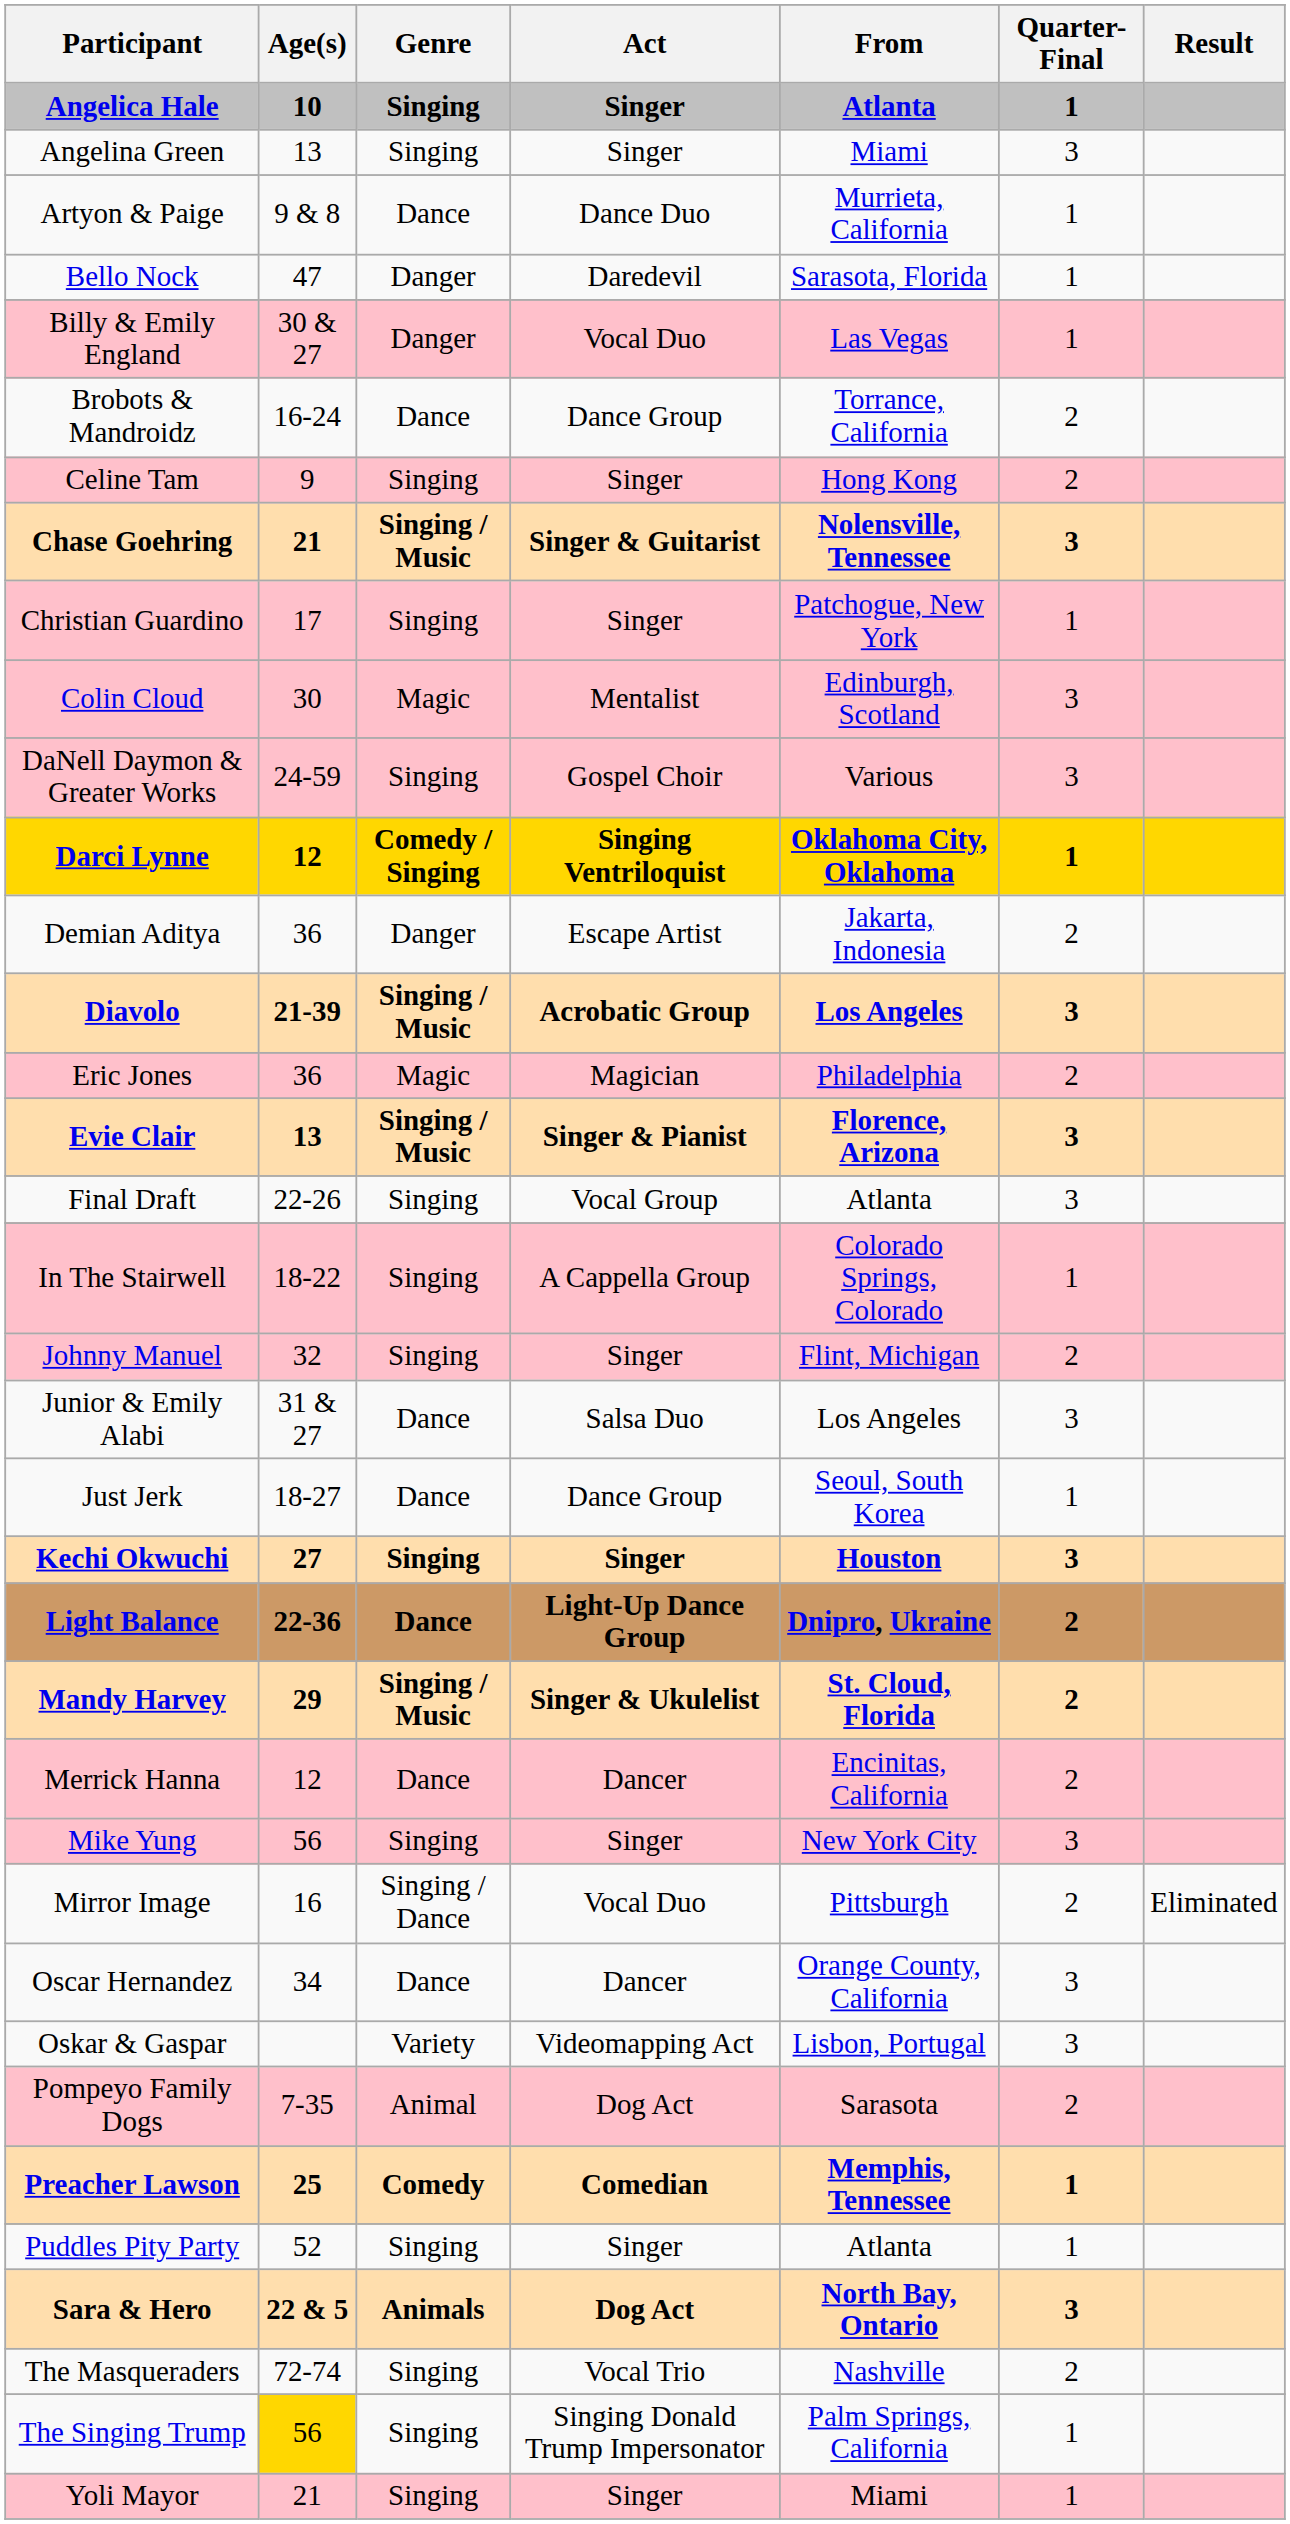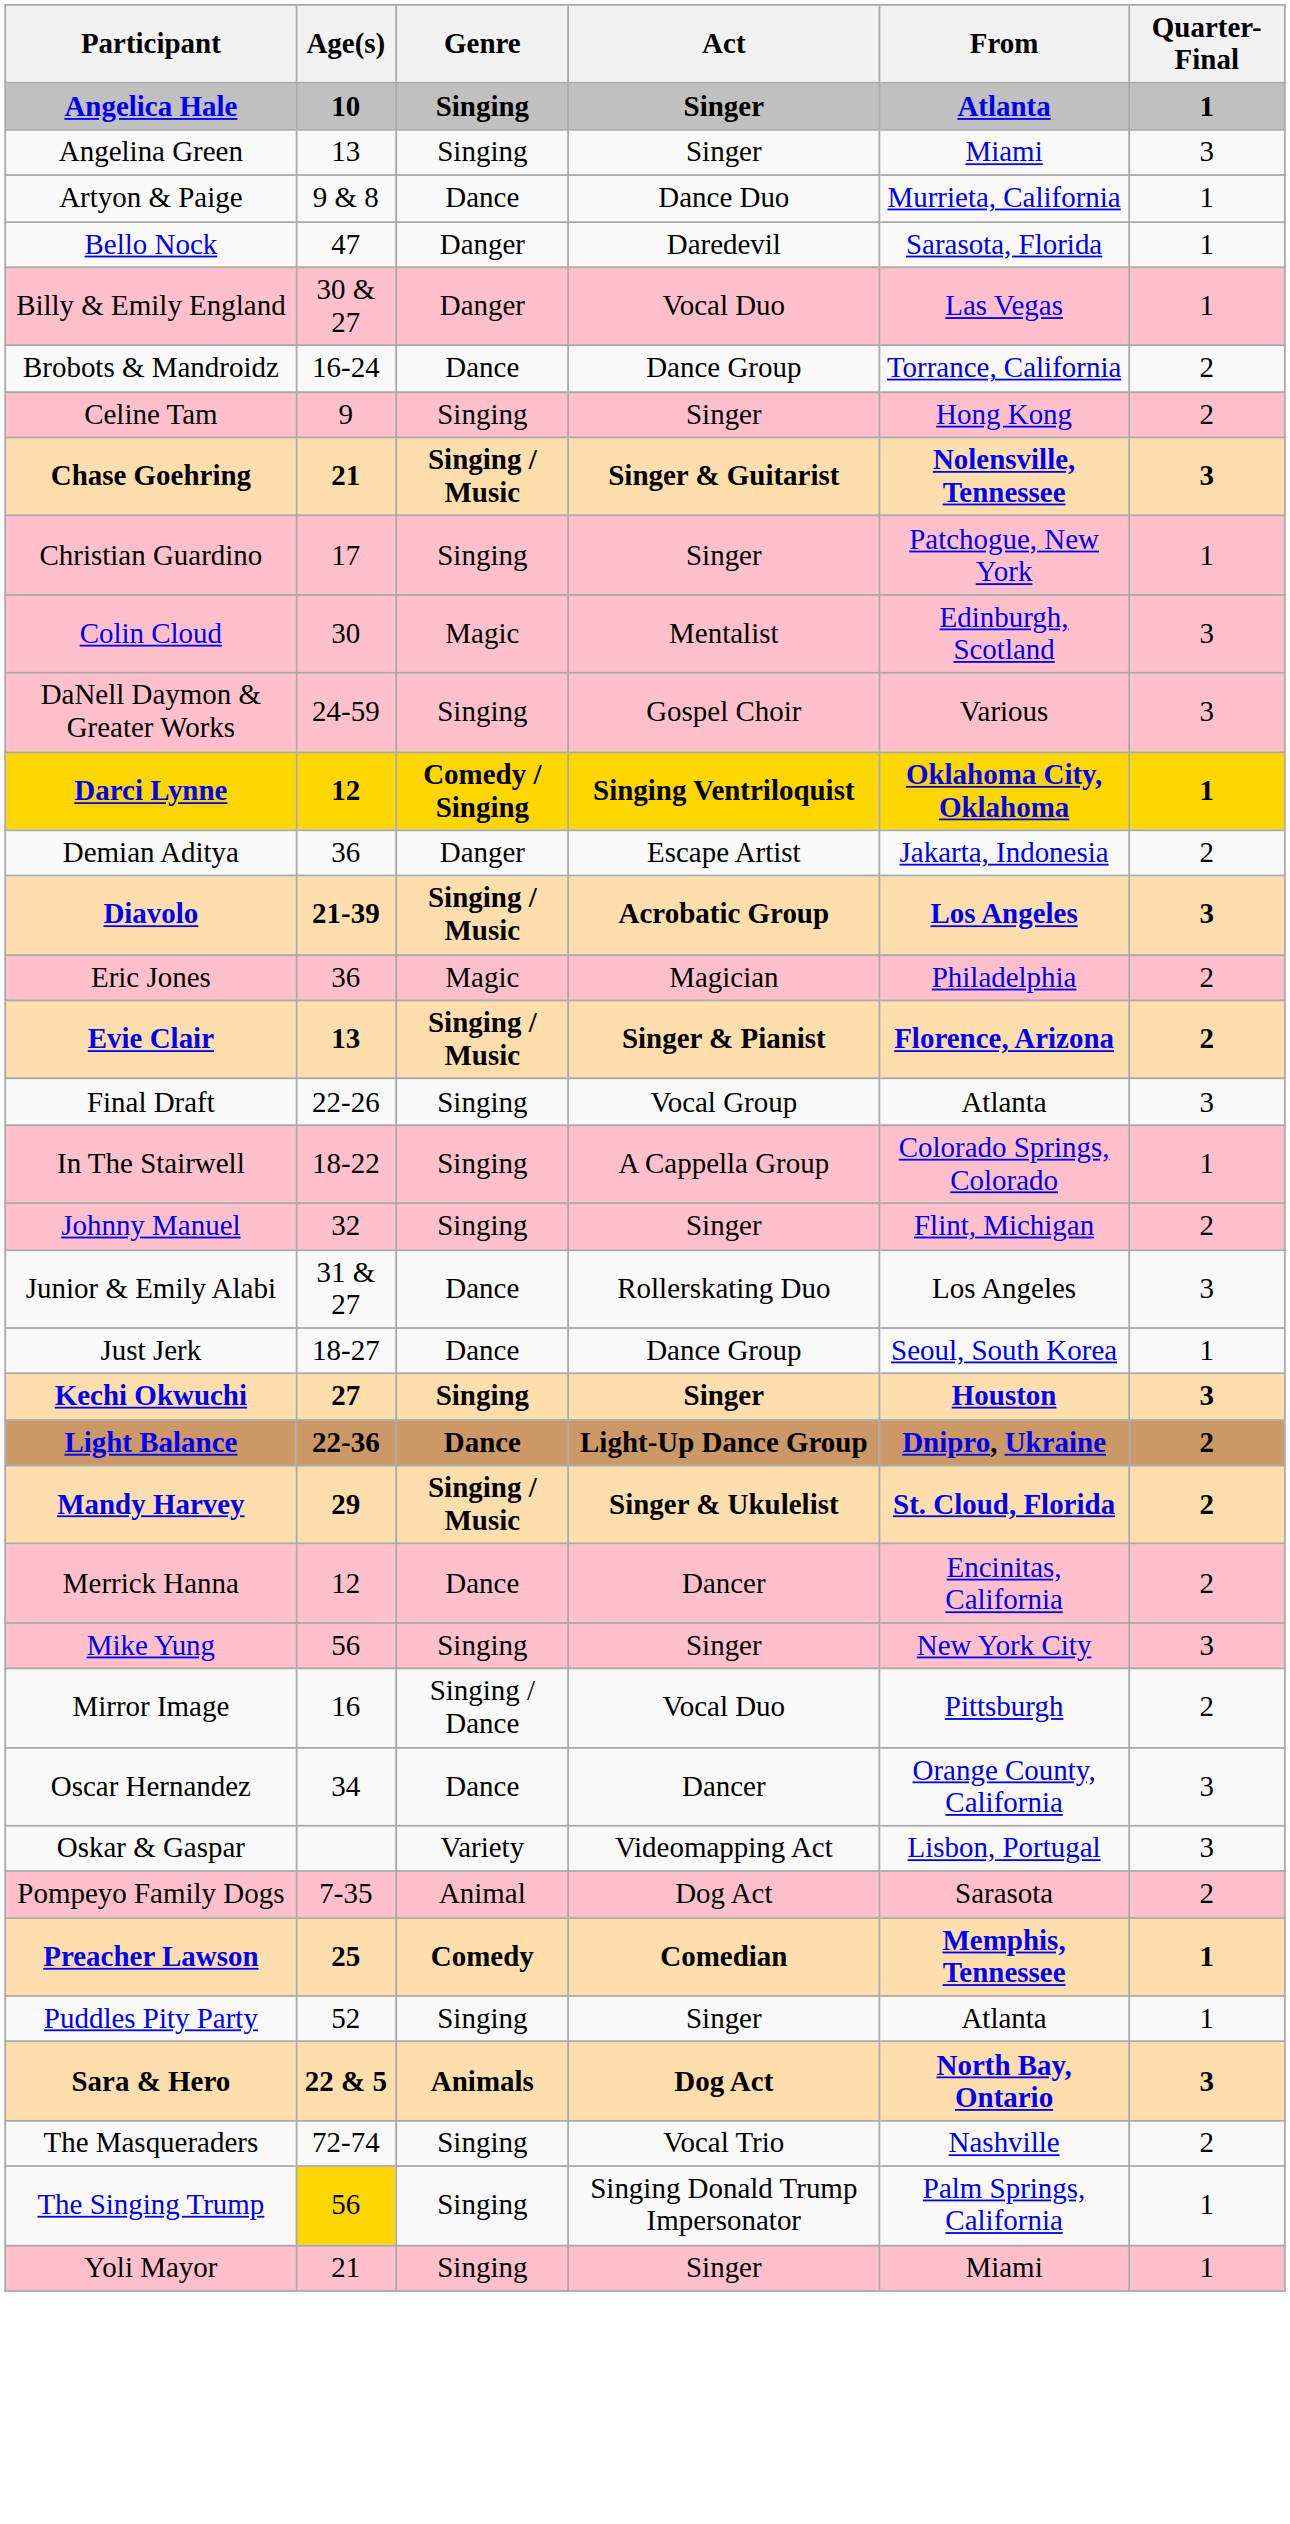- column: (1214, 43)
(1071, 1136) 3 -> (1207, 1039) 2
(645, 1418) Salsa Duo -> (724, 1288) Rollerskating Duo
